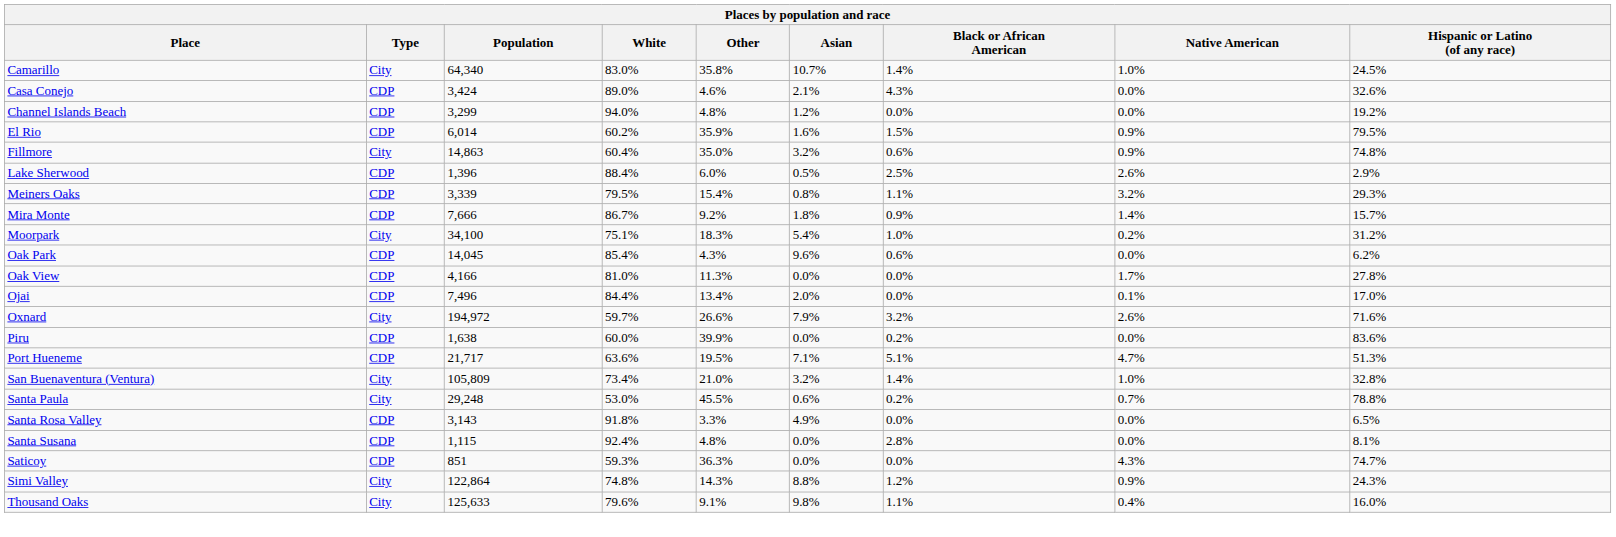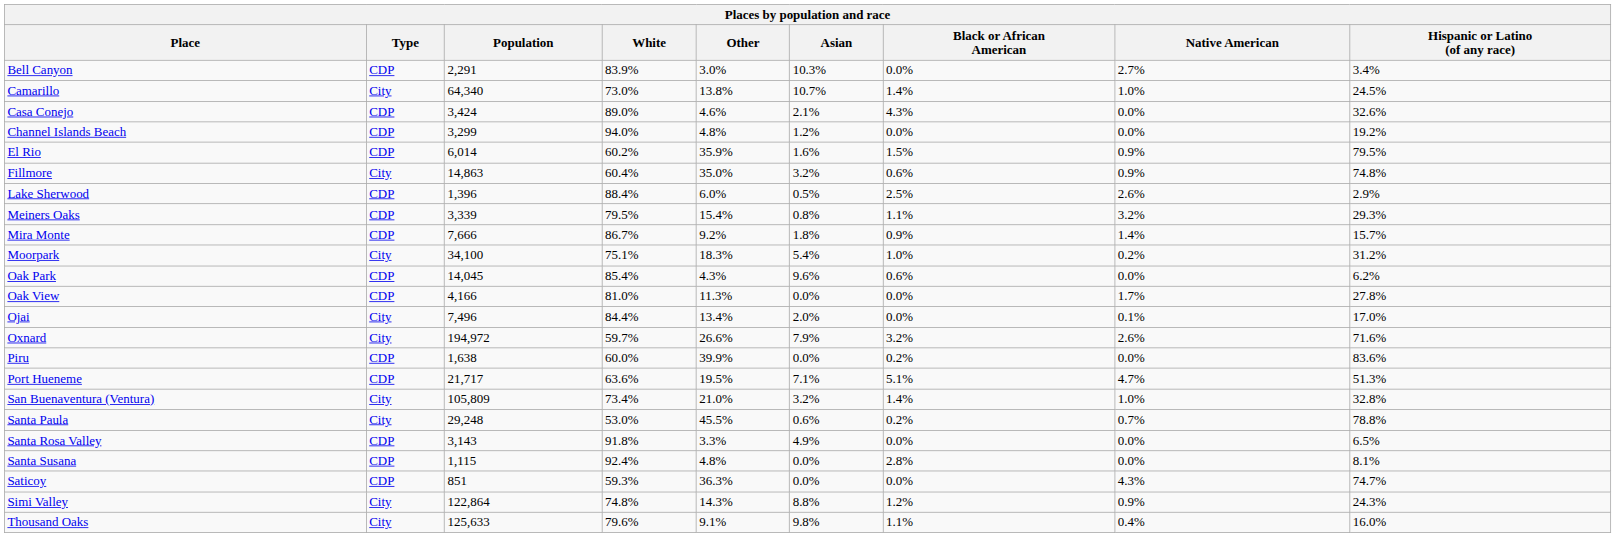+ row: (40, 70)
(622, 70) 83.0% -> (622, 91) 73.0%
(716, 70) 35.8% -> (716, 91) 13.8%
(382, 296) CDP -> (380, 317) City
